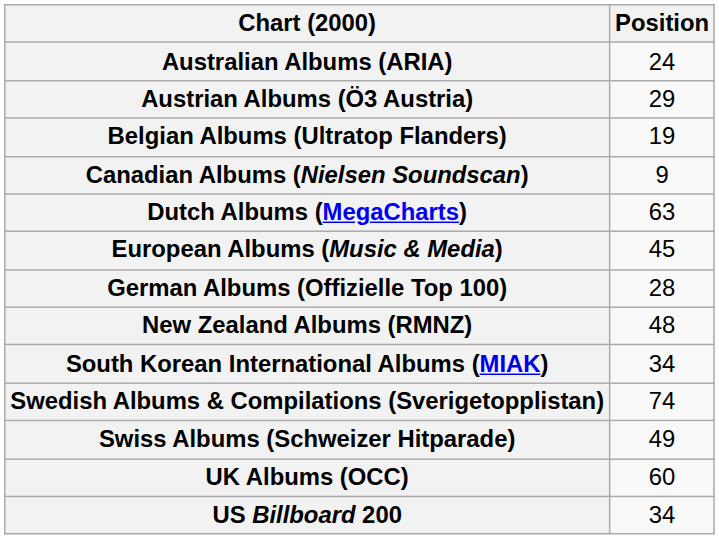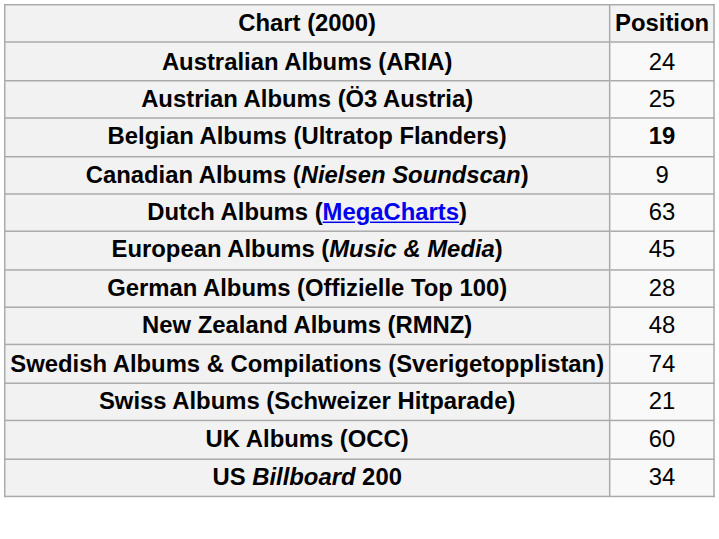(662, 99) 29 -> (662, 99) 25
(662, 136) normal -> (662, 136) bold
- row: (307, 363)
(662, 439) 49 -> (662, 401) 21
